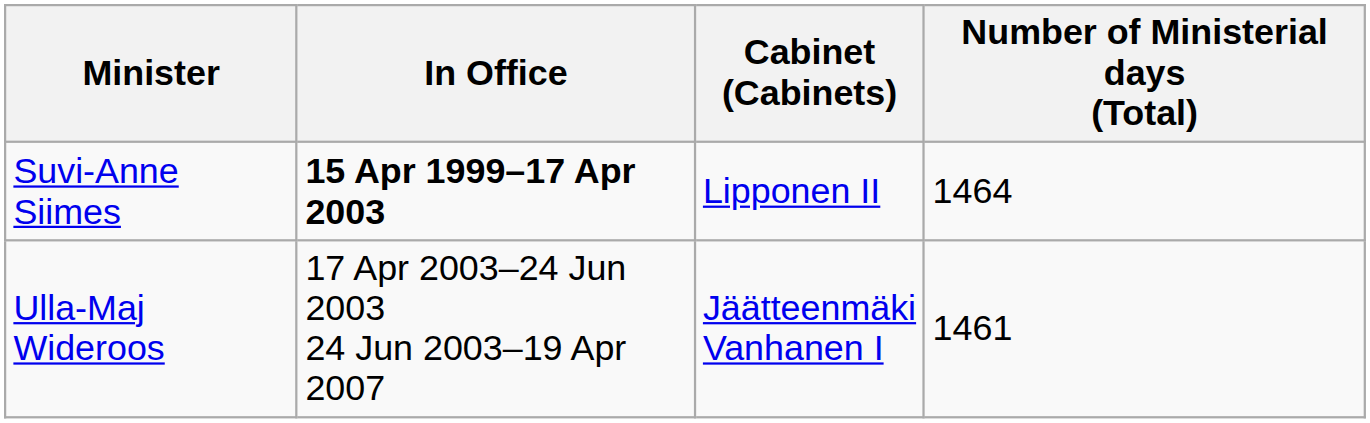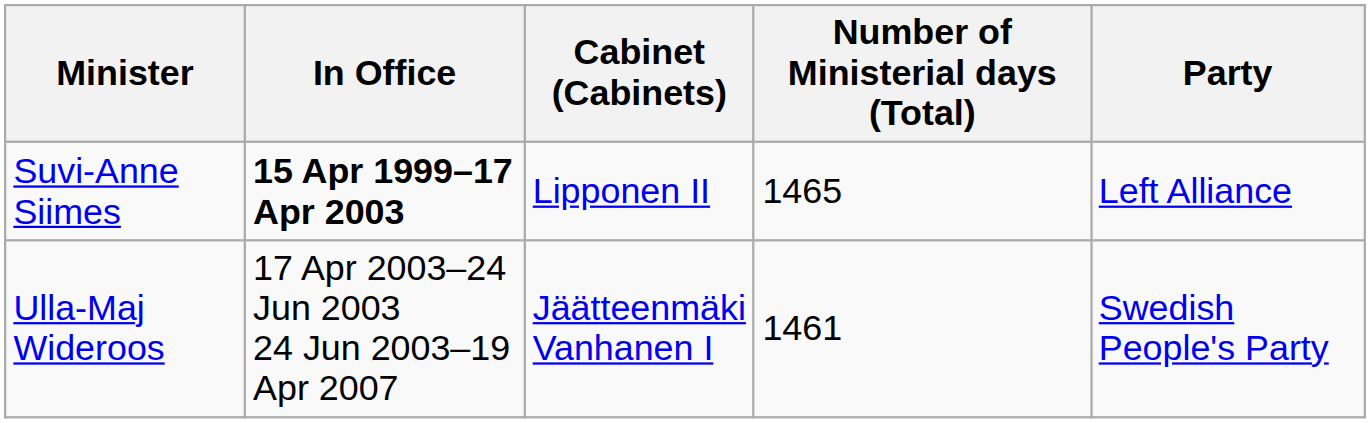+ column: (1228, 73)
(972, 190) 1464 -> (802, 190) 1465
